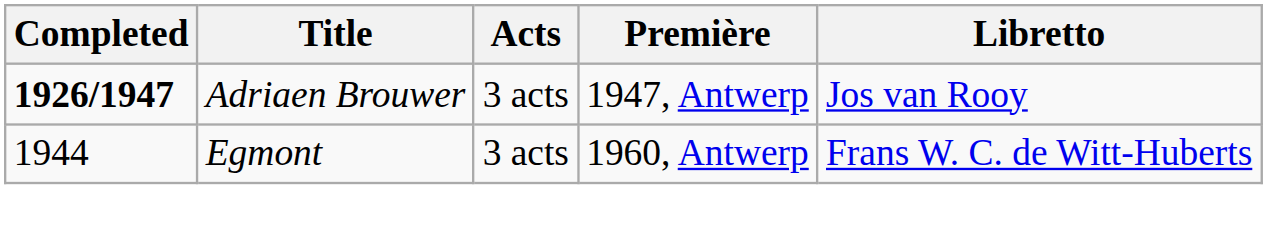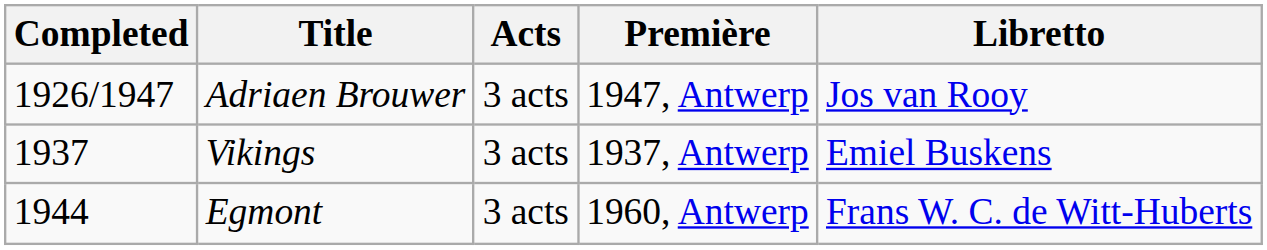(94, 93) bold -> (94, 93) normal
+ row: (261, 152)
